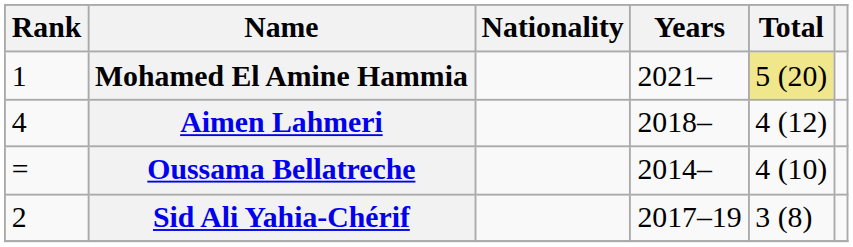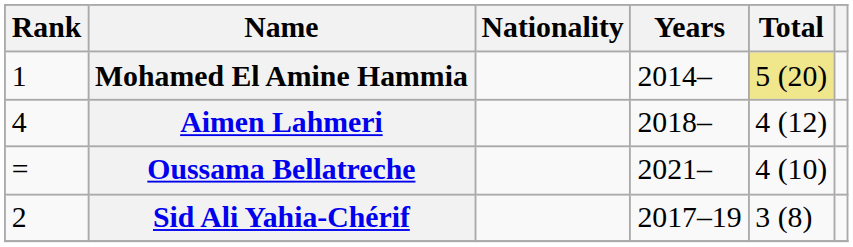(675, 75) 2021– -> (675, 75) 2014–
(675, 169) 2014– -> (675, 169) 2021–
